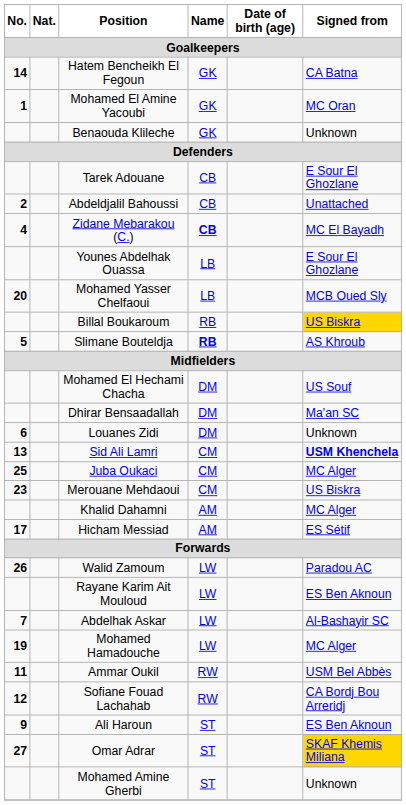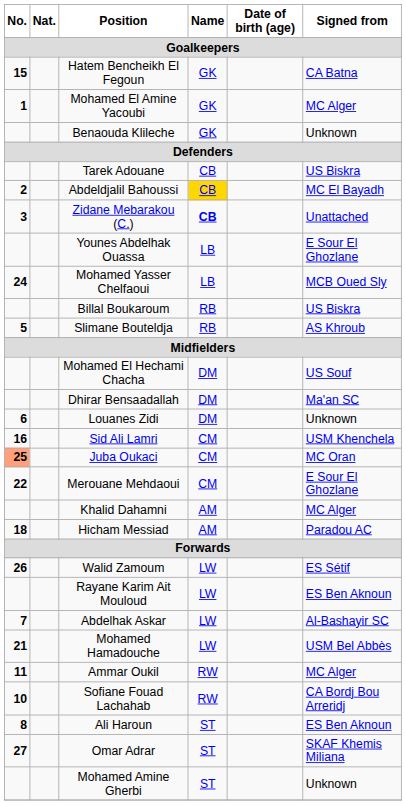(20, 74) 14 -> (20, 74) 15
(331, 106) MC Oran -> (331, 106) MC Alger
(332, 178) E Sour El Ghozlane -> (333, 171) US Biskra
(208, 204) no background -> (208, 191) gold background
(337, 204) Unattached -> (345, 191) MC El Bayadh
(24, 230) 4 -> (24, 217) 3
(345, 230) MC El Bayadh -> (337, 217) Unattached
(20, 296) 20 -> (20, 283) 24
(333, 322) gold background -> (333, 309) no background
(208, 342) bold -> (208, 328) normal
(20, 452) 13 -> (20, 438) 16
(352, 452) bold -> (350, 438) normal
(20, 471) no background -> (20, 458) lightsalmon background
(331, 471) MC Alger -> (331, 458) MC Oran
(20, 491) 23 -> (20, 484) 22
(333, 491) US Biskra -> (332, 484) E Sour El Ghozlane
(20, 529) 17 -> (20, 529) 18
(328, 529) ES Sétif -> (339, 529) Paradou AC
(339, 568) Paradou AC -> (328, 568) ES Sétif
(20, 646) 19 -> (20, 646) 21
(331, 646) MC Alger -> (349, 646) USM Bel Abbès
(349, 673) USM Bel Abbès -> (331, 673) MC Alger
(20, 699) 12 -> (20, 699) 10
(24, 725) 9 -> (24, 725) 8
(344, 751) gold background -> (344, 751) no background
